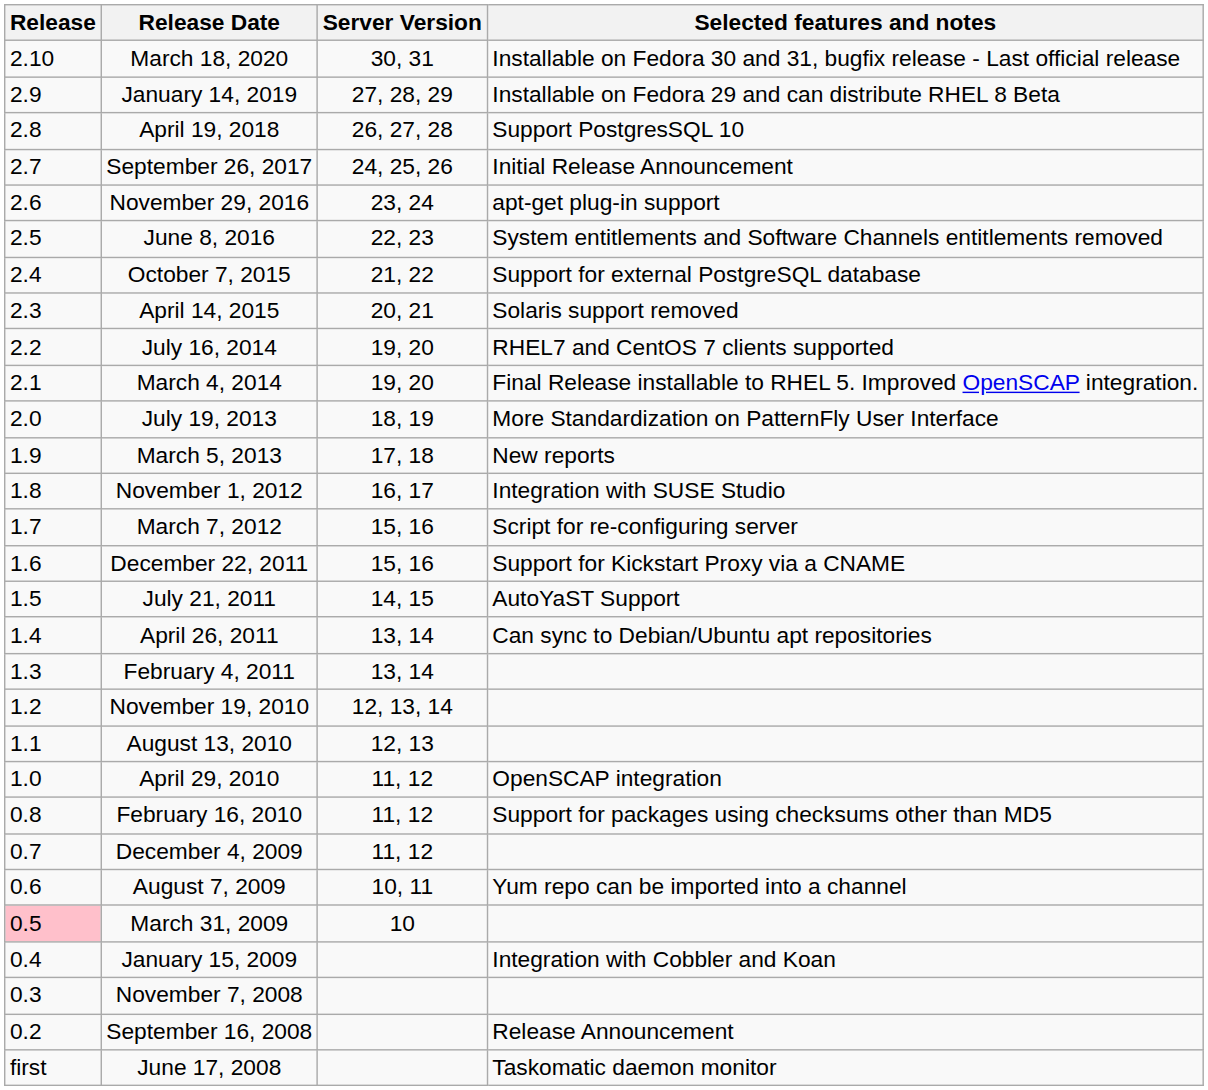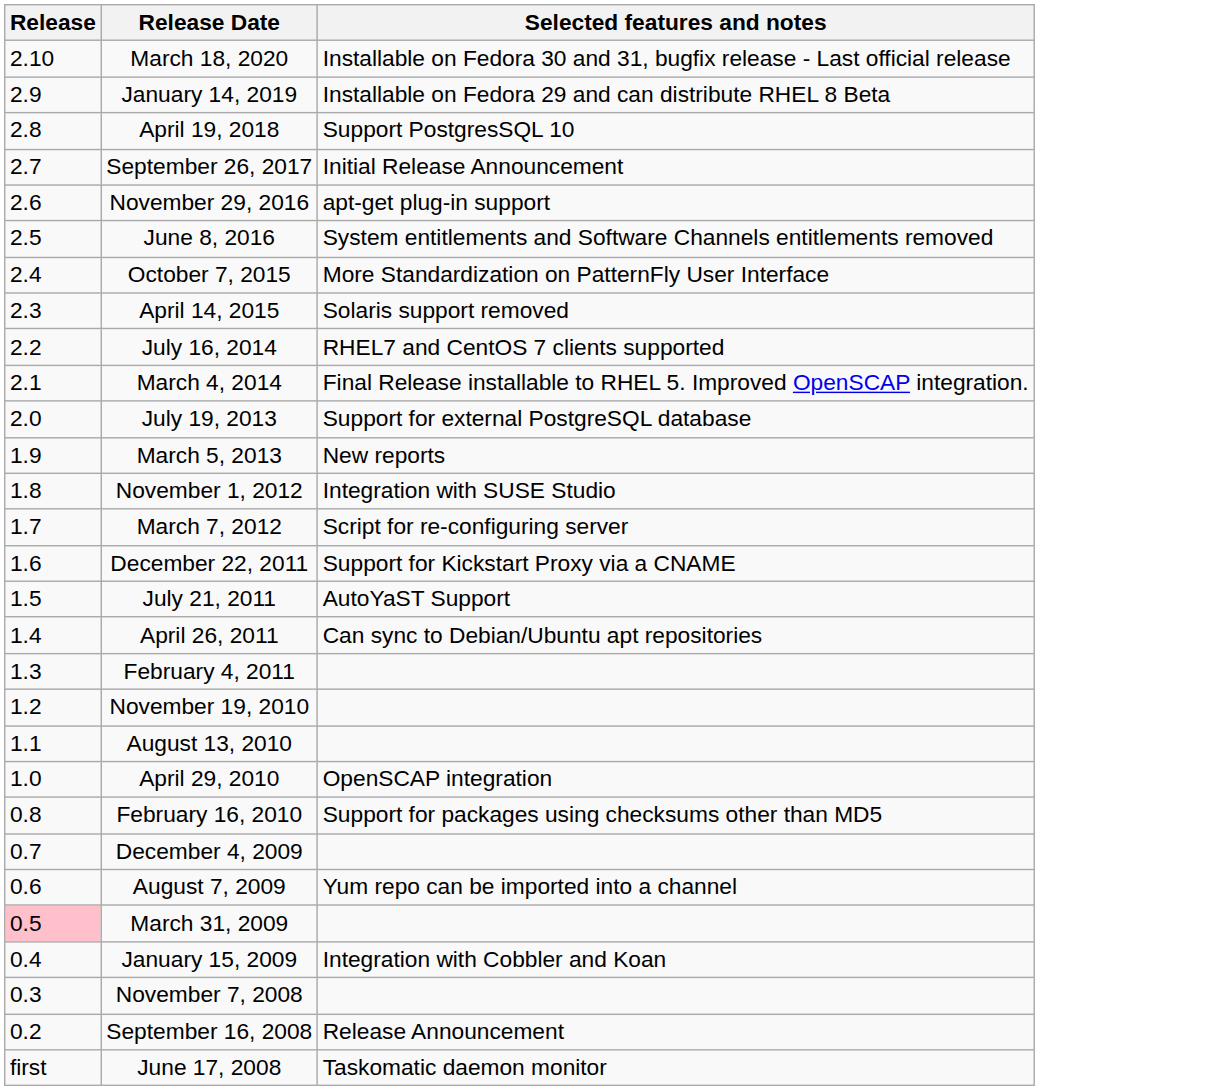- column: (402, 22)
(707, 274) Support for external PostgreSQL database -> (576, 274) More Standardization on PatternFly User Interface
(746, 418) More Standardization on PatternFly User Interface -> (537, 418) Support for external PostgreSQL database
